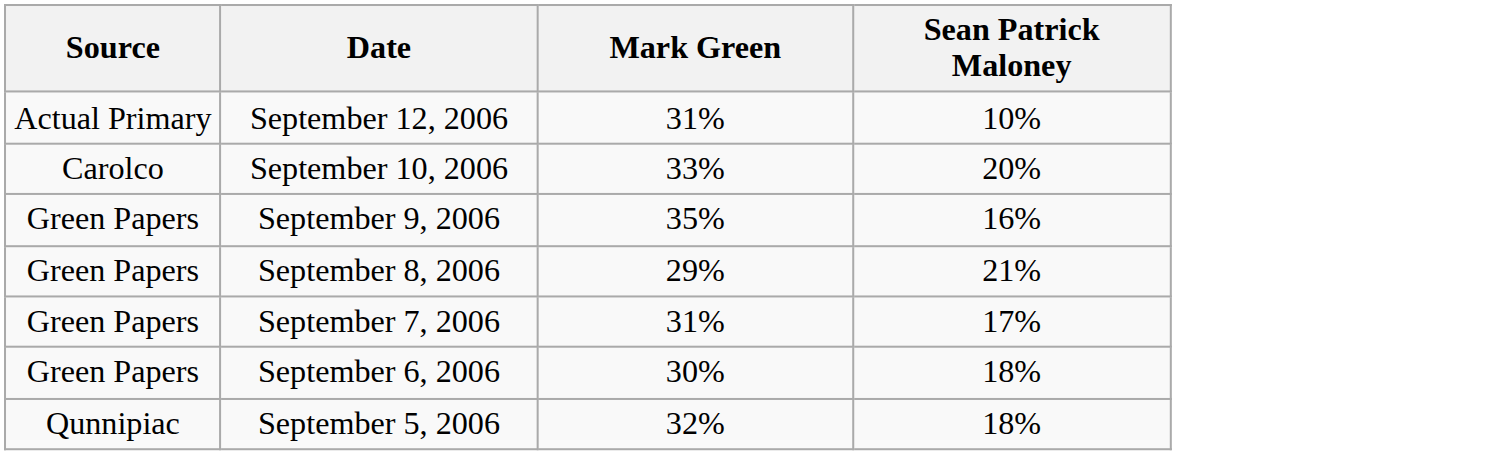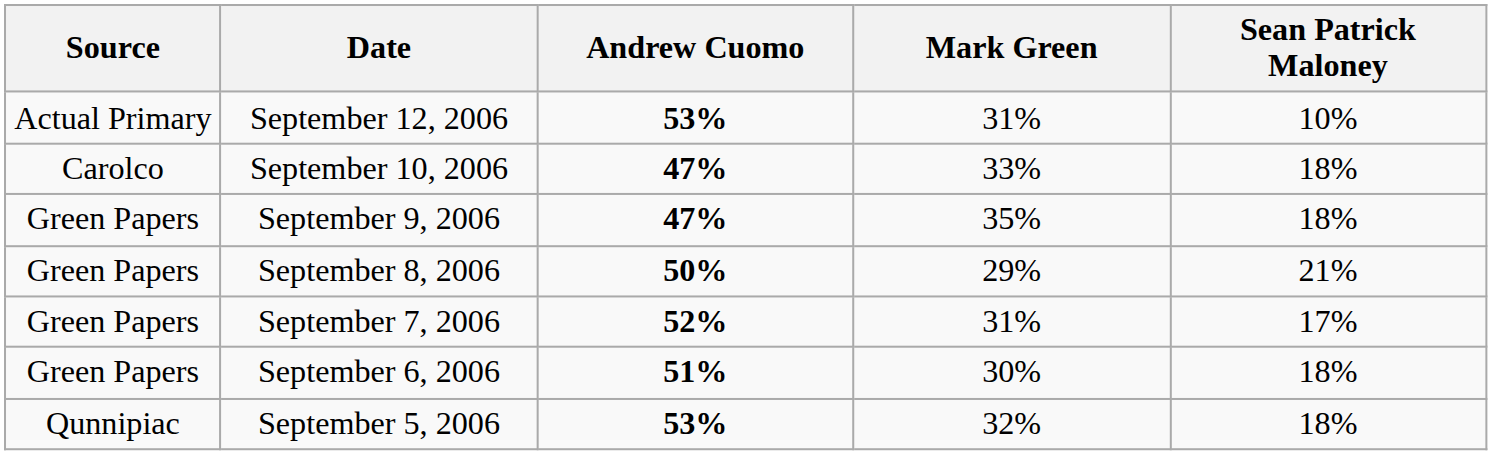+ column: (695, 48)
(1012, 168) 20% -> (1328, 168) 18%
(1012, 219) 16% -> (1328, 219) 18%
